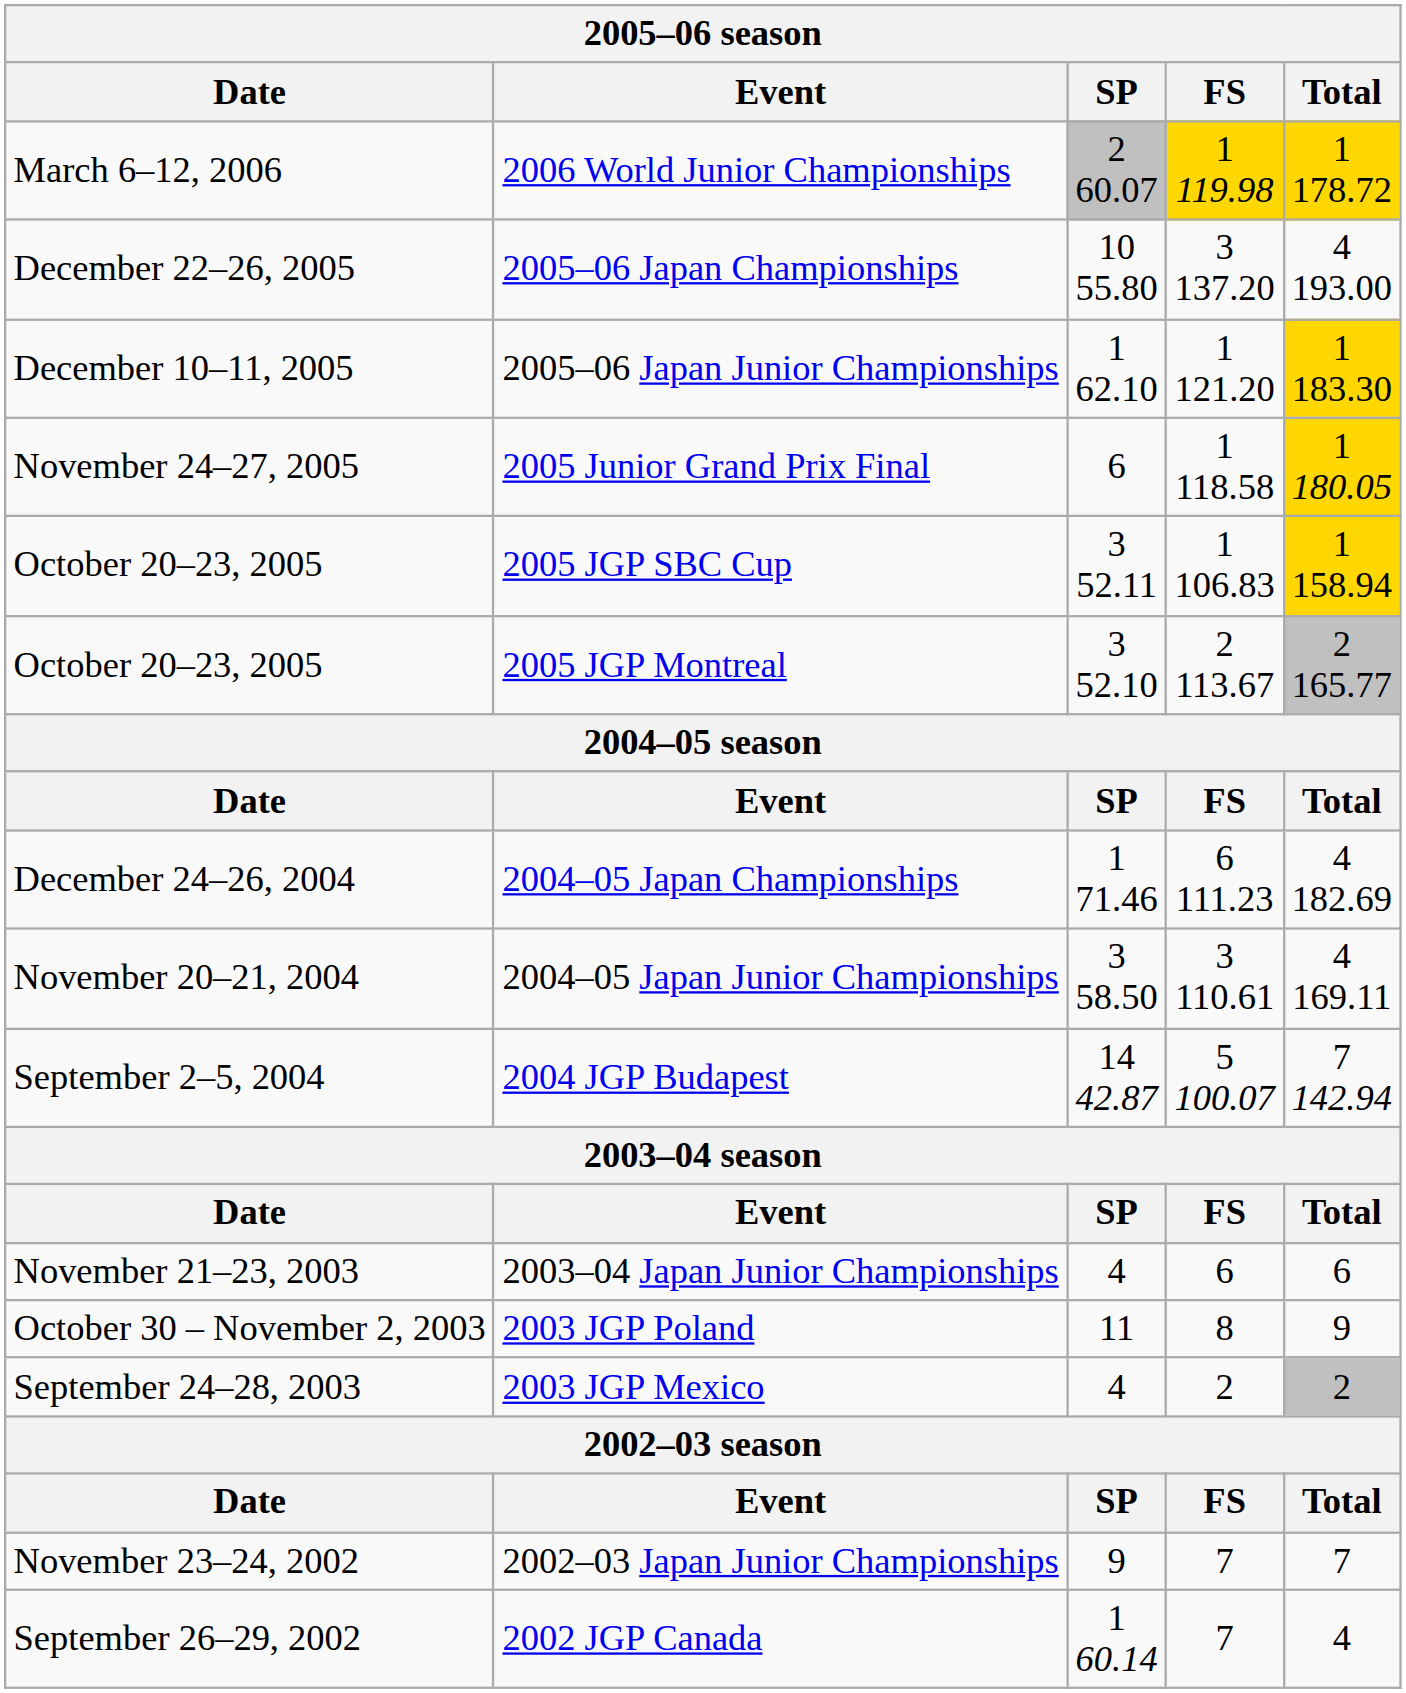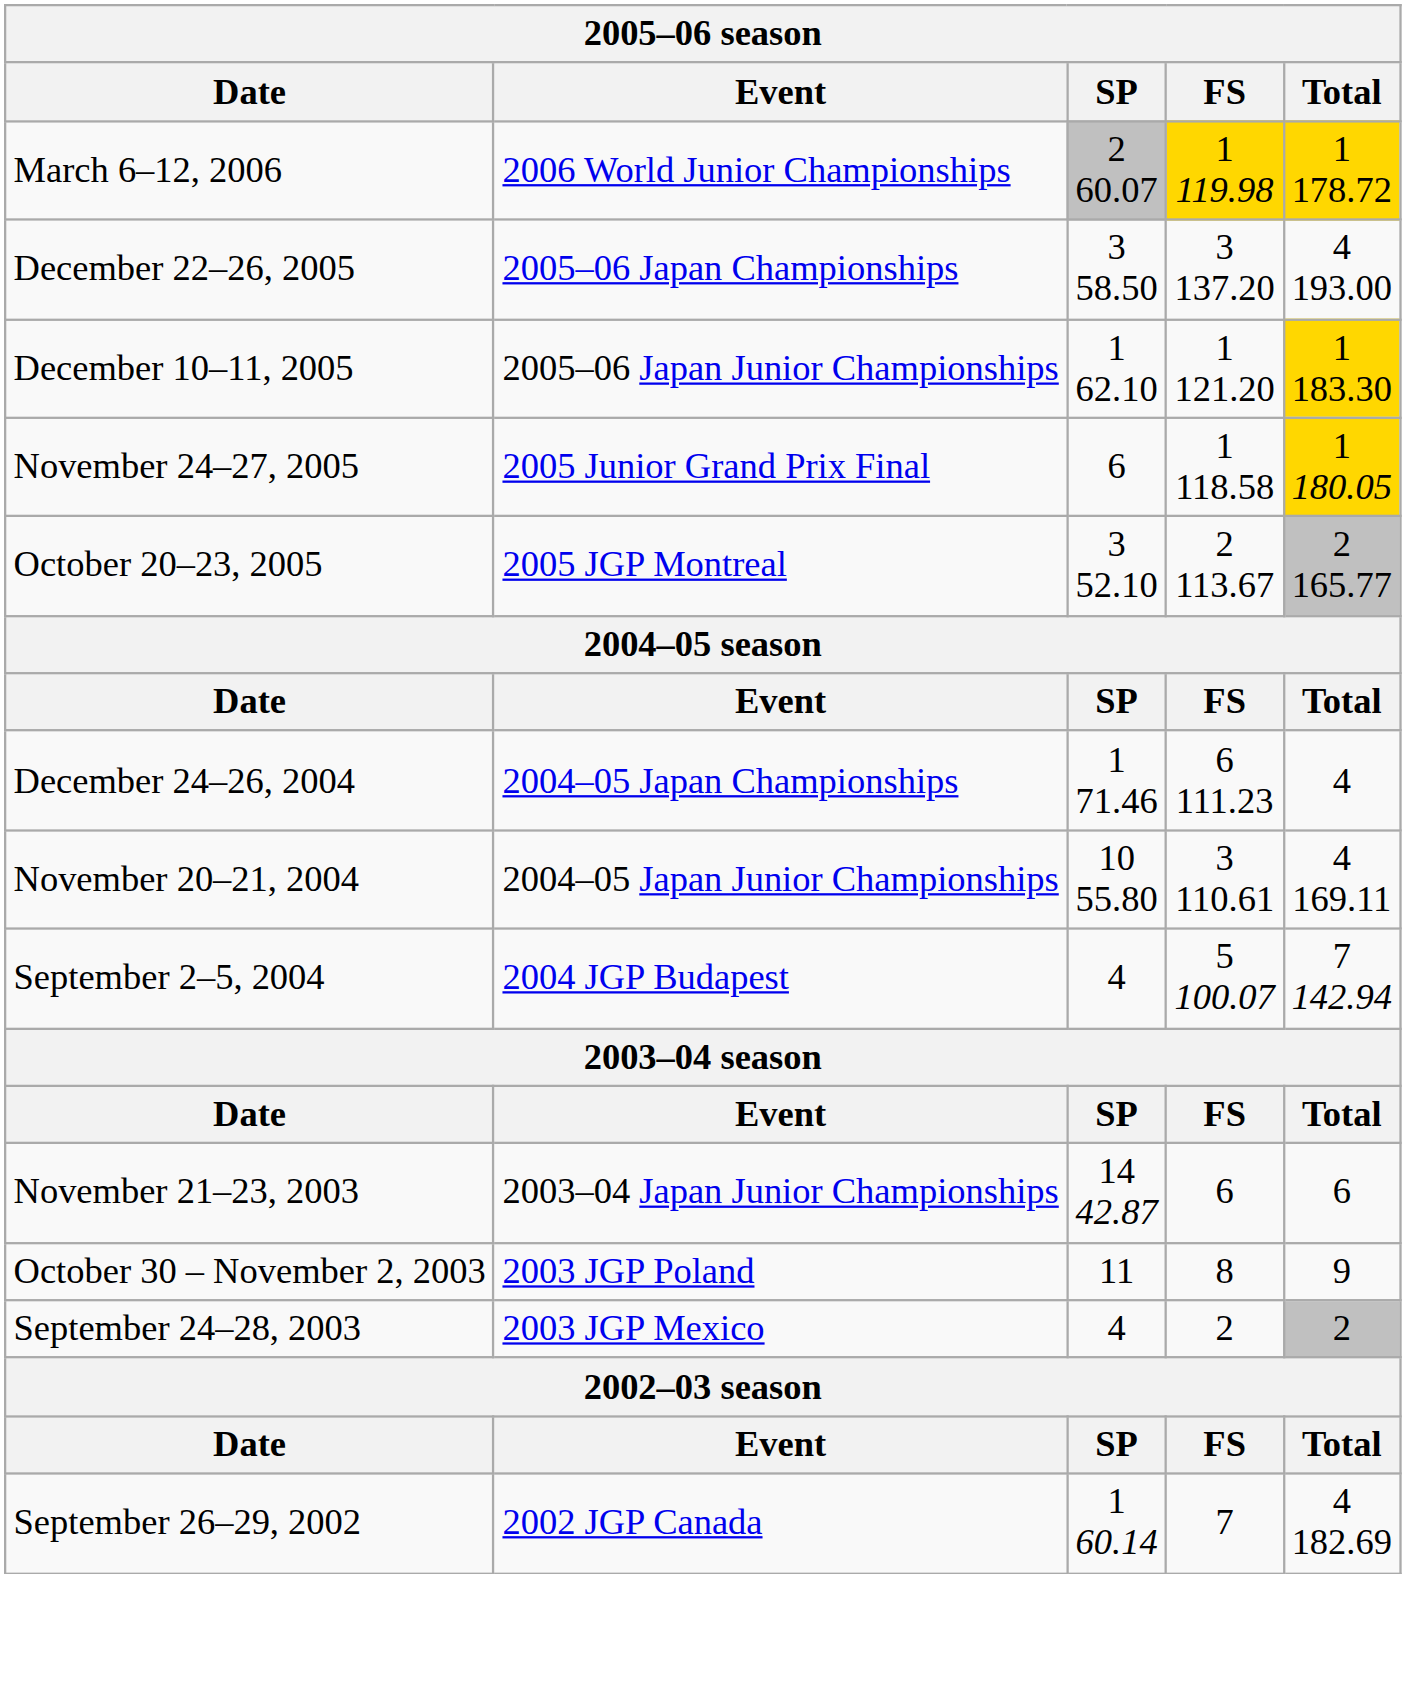(1117, 268) 10 55.80 -> (1117, 268) 3 58.50
- row: (647, 565)
(1342, 878) 4 182.69 -> (1342, 779) 4
(1117, 977) 3 58.50 -> (1117, 878) 10 55.80
(1117, 1076) 14 42.87 -> (1117, 977) 4
(1117, 1270) 4 -> (1117, 1192) 14 42.87
- row: (781, 1559)
(1342, 1638) 4 -> (1342, 1522) 4 182.69
